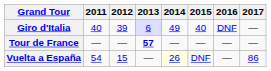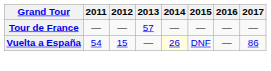- row: (44, 27)
(148, 43) bold -> (148, 27) normal
